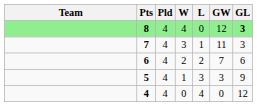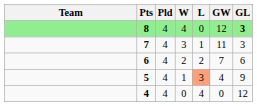(201, 77) no background -> (201, 77) lightsalmon background
(221, 77) 3 -> (221, 77) 4
